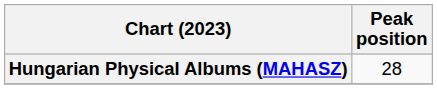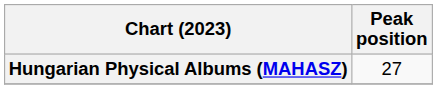(392, 68) 28 -> (392, 68) 27
